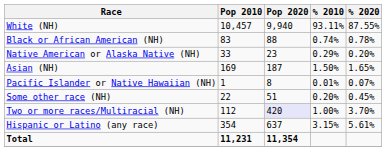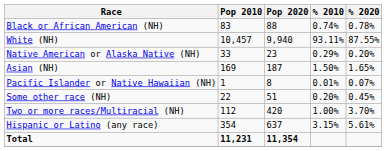rows swapped: (33, 26) <-> (85, 40)
(274, 111) lavender background -> (274, 111) no background
